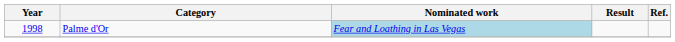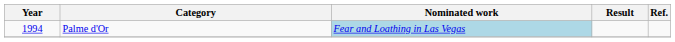(32, 28) 1998 -> (32, 28) 1994
